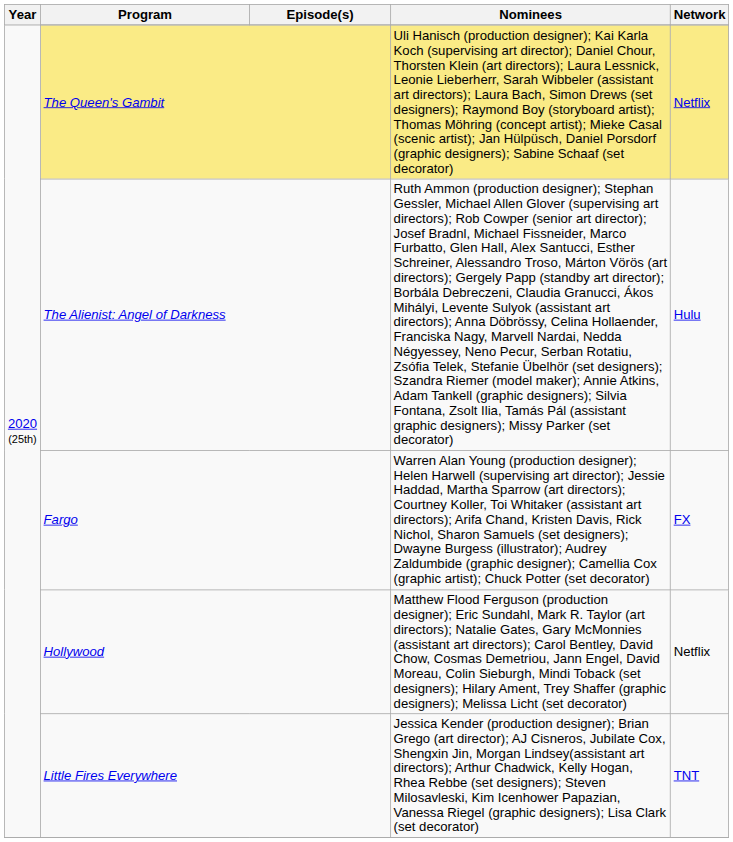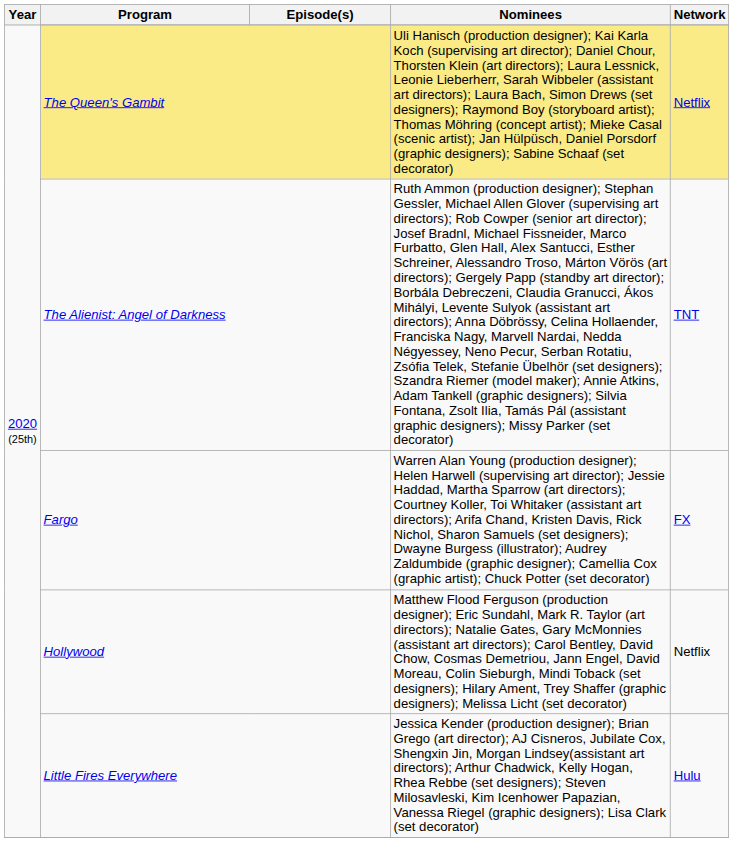(687, 314) Hulu -> (686, 314) TNT
(686, 775) TNT -> (687, 775) Hulu
